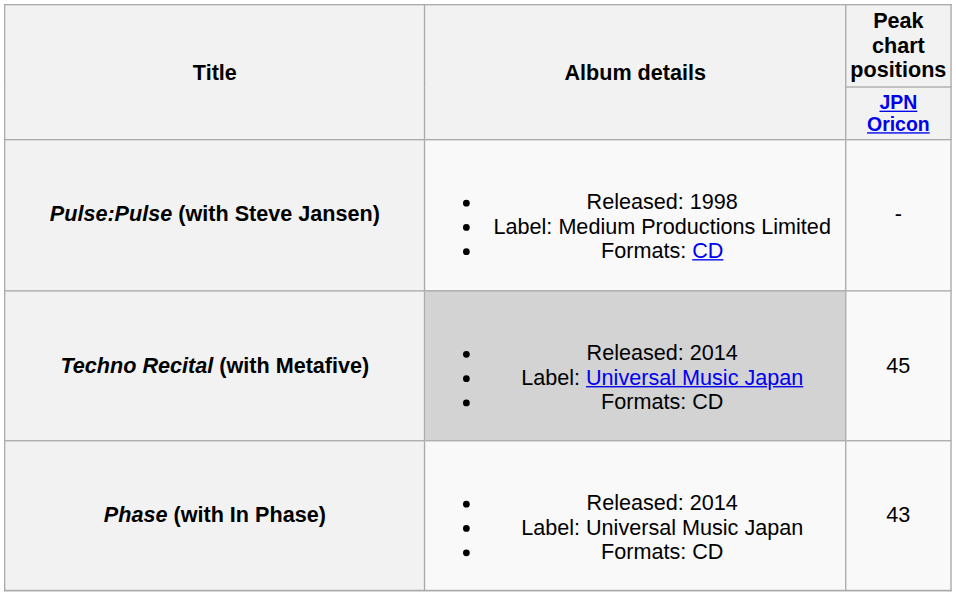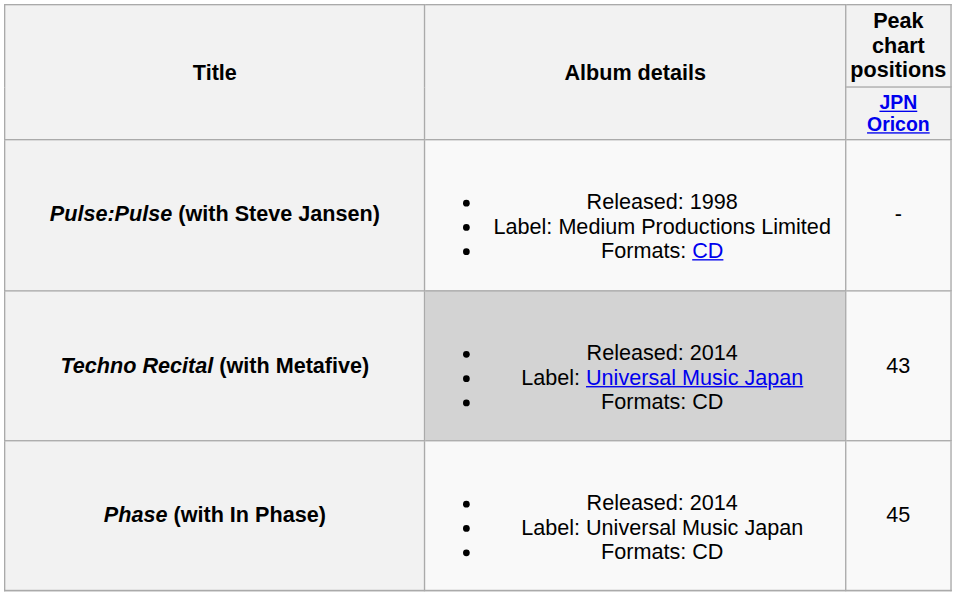(898, 365) 45 -> (898, 365) 43
(898, 515) 43 -> (898, 515) 45
